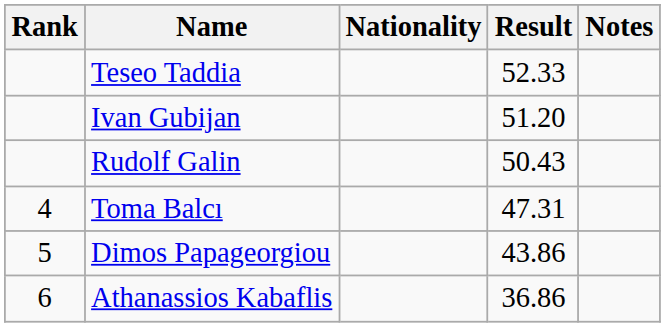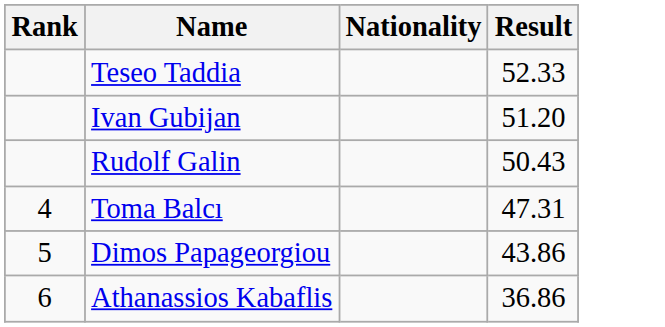- column: (619, 27)
